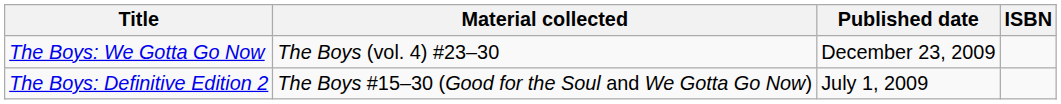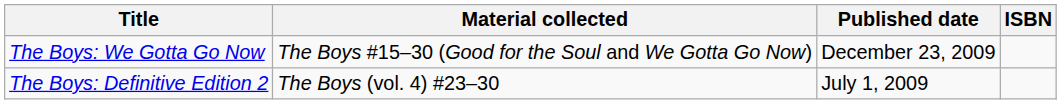(388, 51) The Boys (vol. 4) #23–30 -> (545, 51) The Boys #15–30 (Good for the Soul and We Gotta Go Now)
(545, 83) The Boys #15–30 (Good for the Soul and We Gotta Go Now) -> (388, 83) The Boys (vol. 4) #23–30
